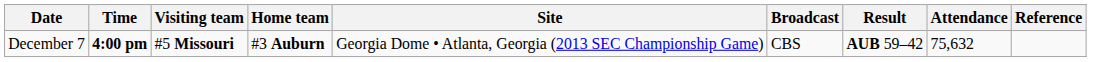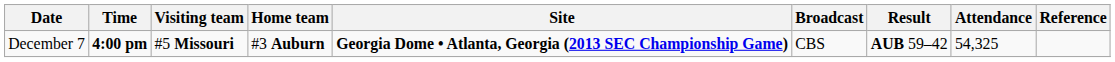(550, 43) normal -> (562, 43) bold
(952, 43) 75,632 -> (977, 43) 54,325
